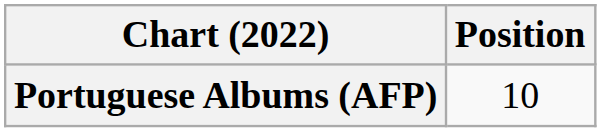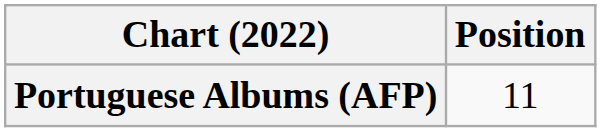(520, 94) 10 -> (520, 94) 11
